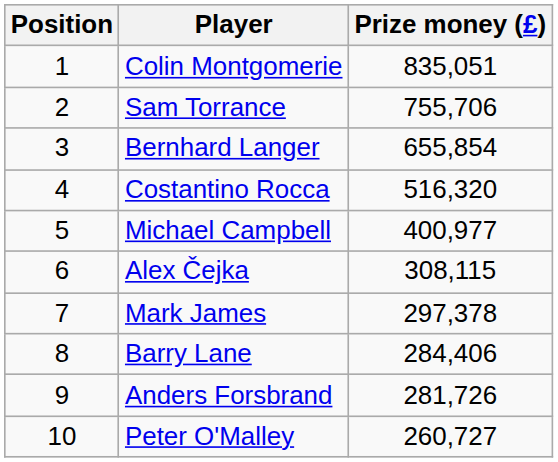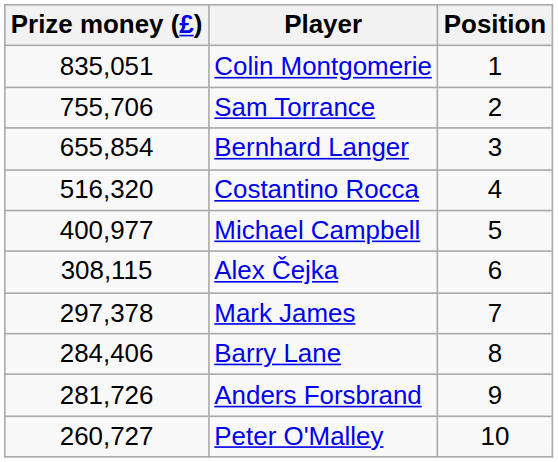columns swapped: (62, 25) <-> (450, 25)
